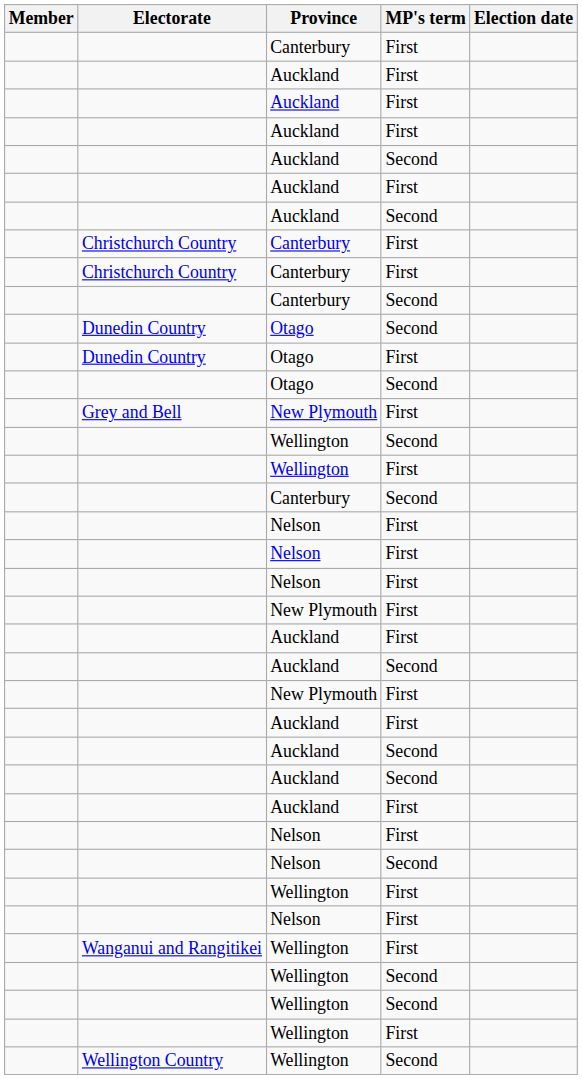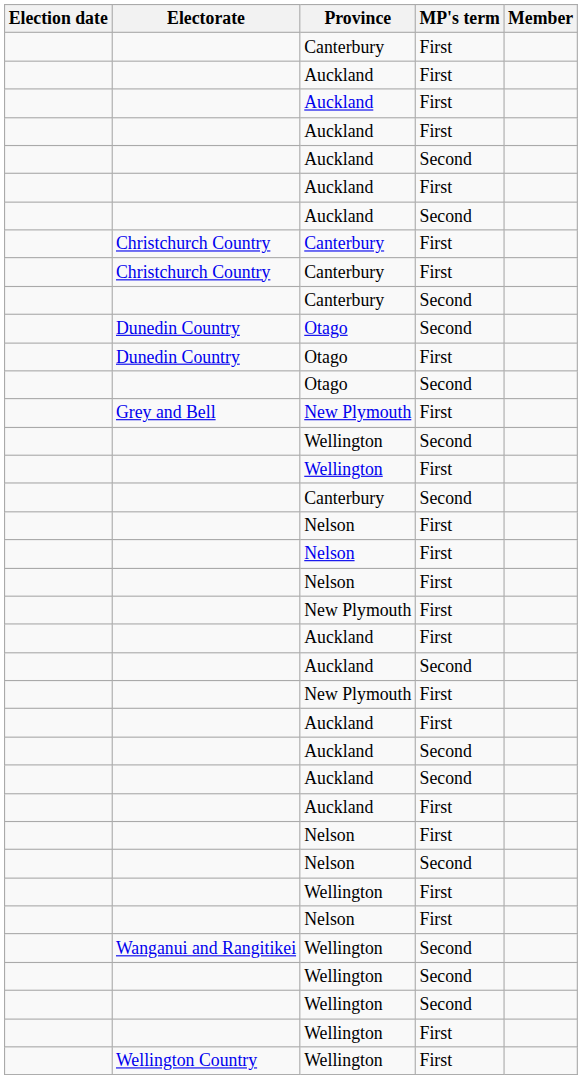columns swapped: (41, 18) <-> (524, 18)
(402, 948) First -> (446, 948) Second
(412, 1060) Second -> (436, 1060) First
